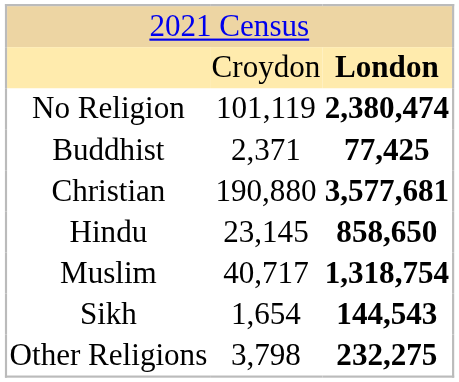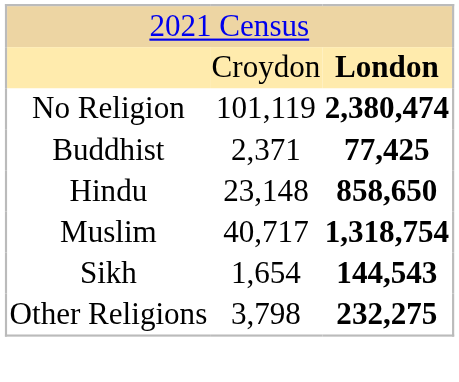- row: (108, 190)
(266, 231) 23,145 -> (266, 190) 23,148
